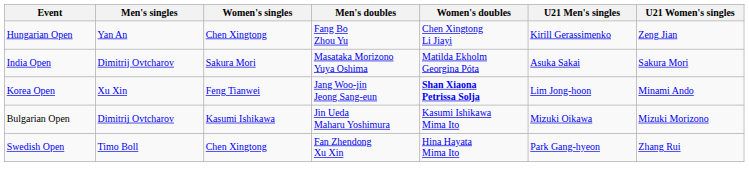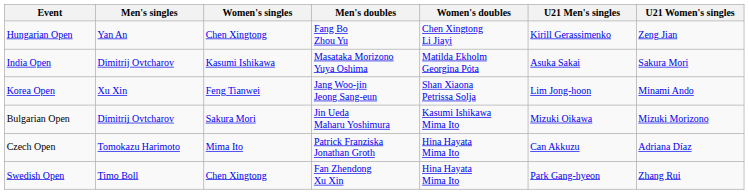(231, 63) Sakura Mori -> (240, 63) Kasumi Ishikawa
(451, 91) bold -> (449, 91) normal
(240, 119) Kasumi Ishikawa -> (231, 119) Sakura Mori
+ row: (31, 147)
